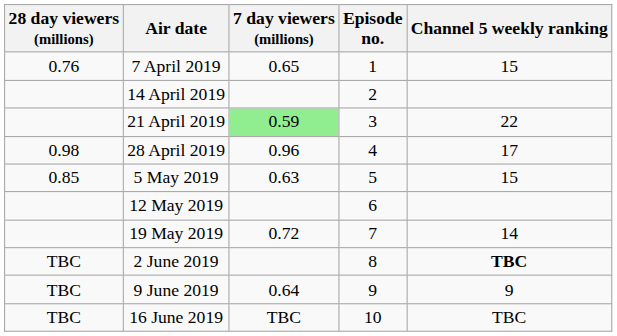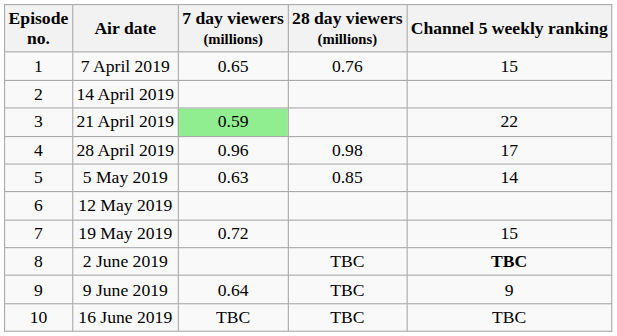columns swapped: (373, 28) <-> (64, 28)
(509, 177) 15 -> (509, 177) 14
(509, 233) 14 -> (509, 233) 15
